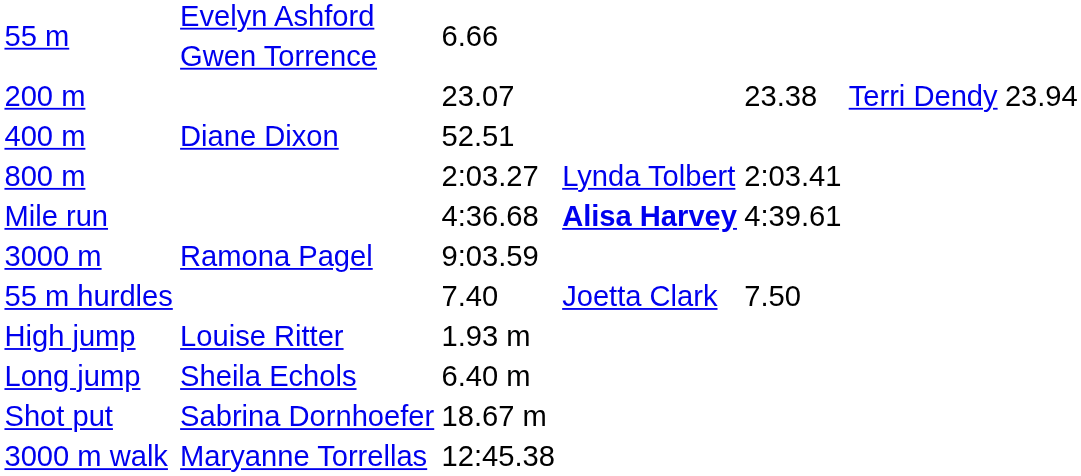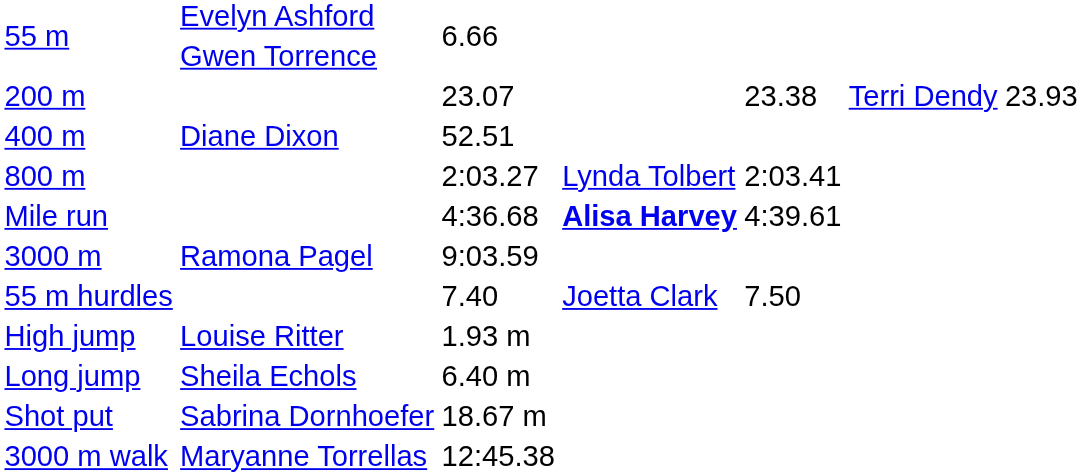(1041, 96) 23.94 -> (1041, 96) 23.93
